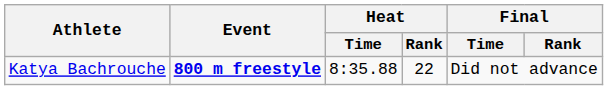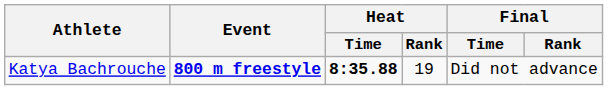(363, 70) normal -> (363, 70) bold
(424, 70) 22 -> (424, 70) 19
